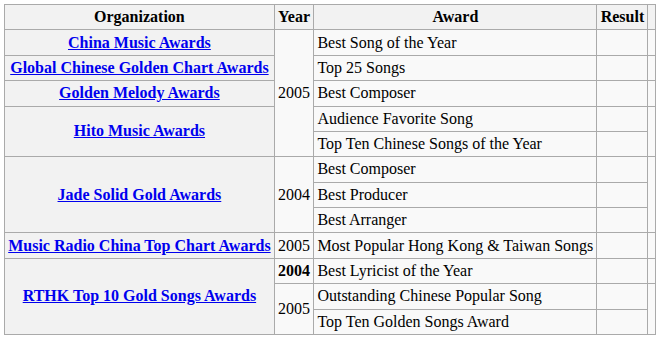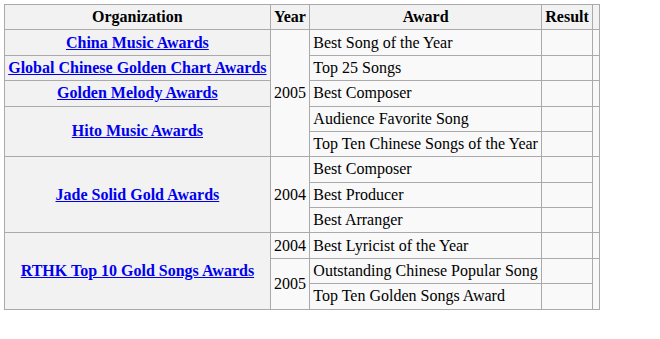- row: (139, 245)
(294, 270) bold -> (290, 245) normal
